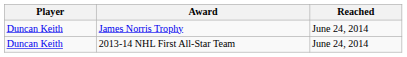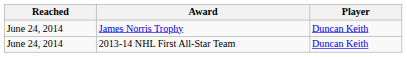columns swapped: (50, 12) <-> (356, 12)
